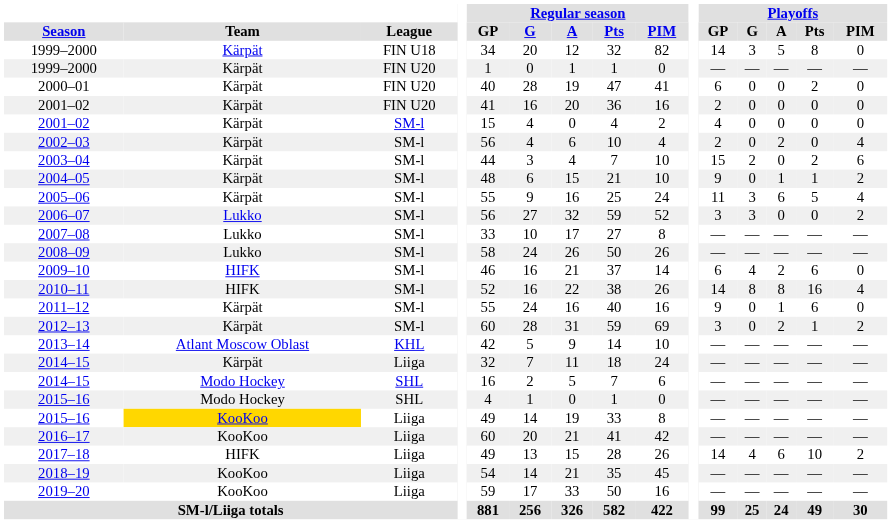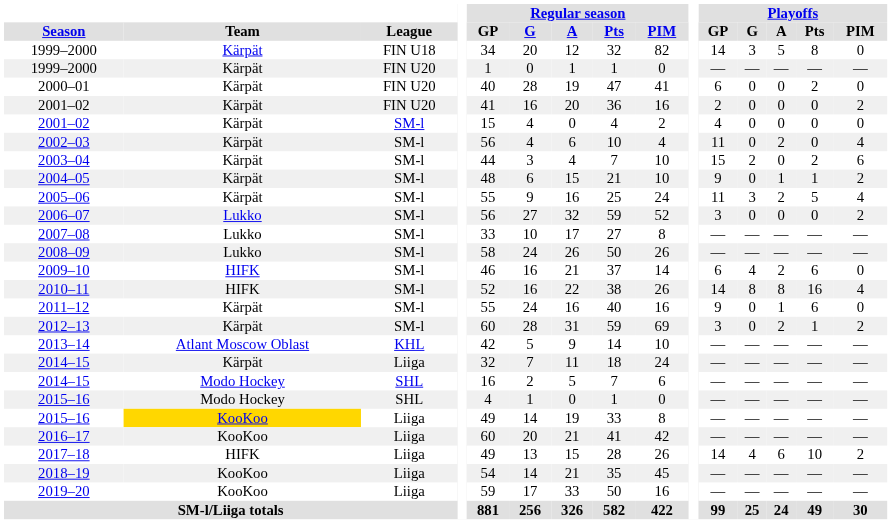(860, 105) 0 -> (860, 105) 2
(718, 142) 2 -> (718, 142) 11
(781, 197) 6 -> (781, 197) 2
(752, 215) 3 -> (752, 215) 0
